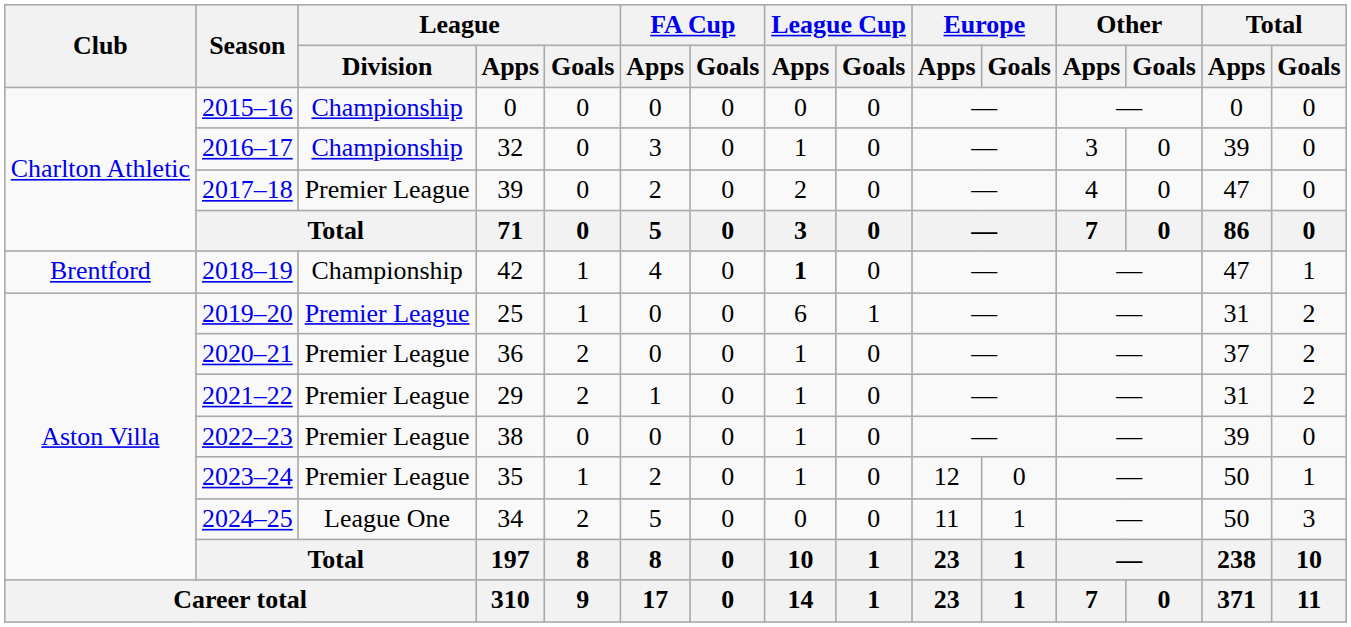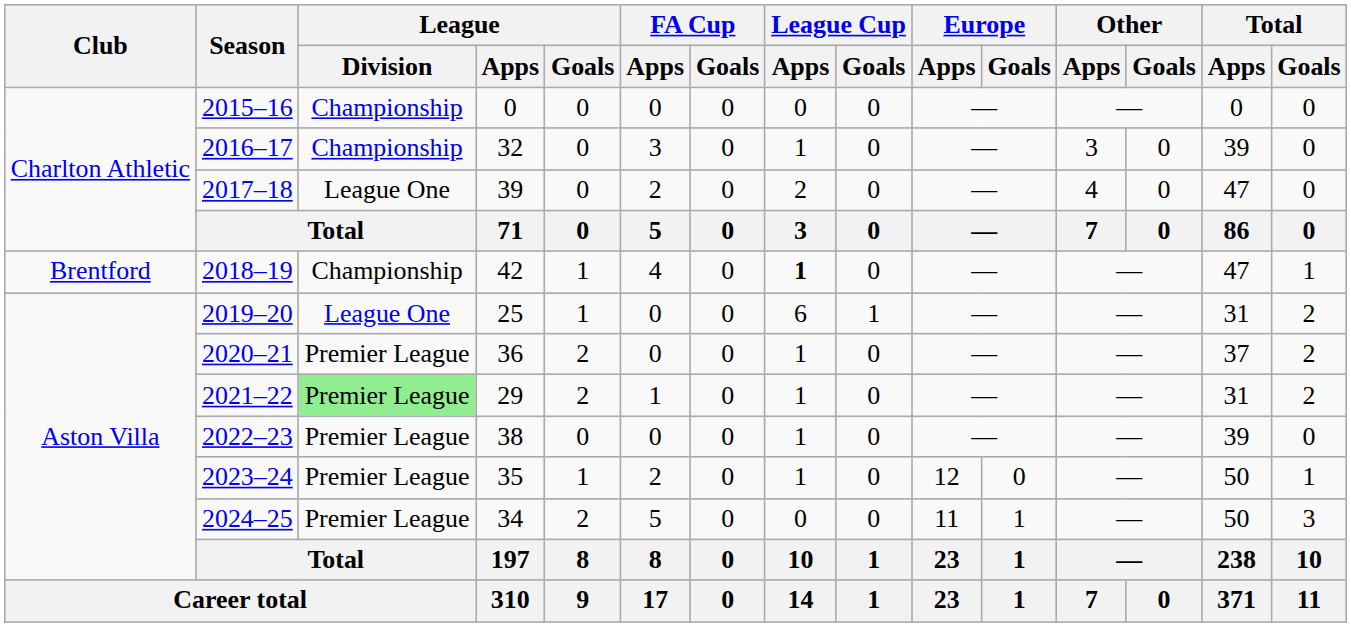(387, 189) Premier League -> (387, 189) League One
(387, 312) Premier League -> (387, 312) League One
(387, 395) no background -> (387, 395) lightgreen background
(387, 518) League One -> (387, 518) Premier League
